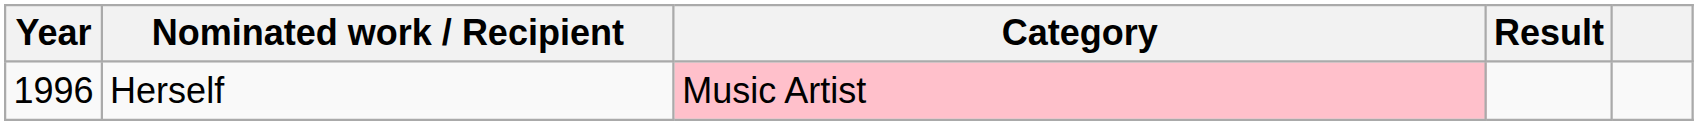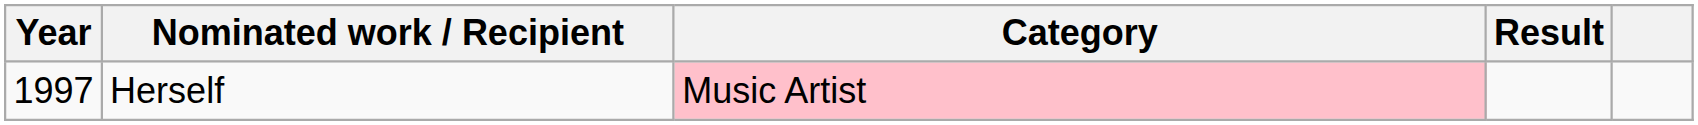(53, 90) 1996 -> (53, 90) 1997
